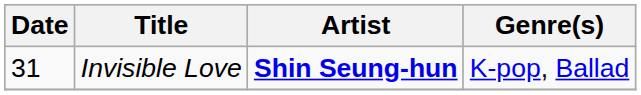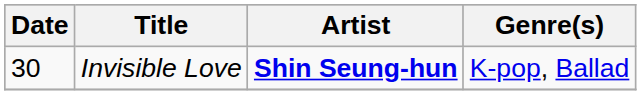(26, 67) 31 -> (26, 67) 30
